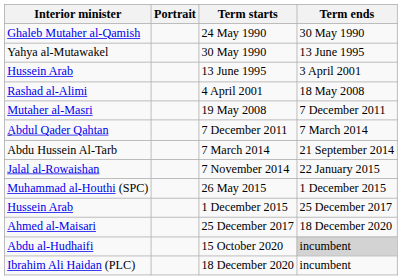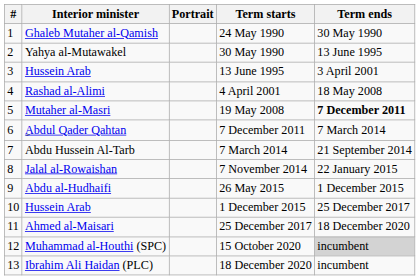+ column: (13, 14)
(343, 110) normal -> (361, 110) bold
(78, 188) Muhammad al-Houthi (SPC) -> (68, 188) Abdu al-Hudhaifi
(50, 246) Abdu al-Hudhaifi -> (96, 246) Muhammad al-Houthi (SPC)
